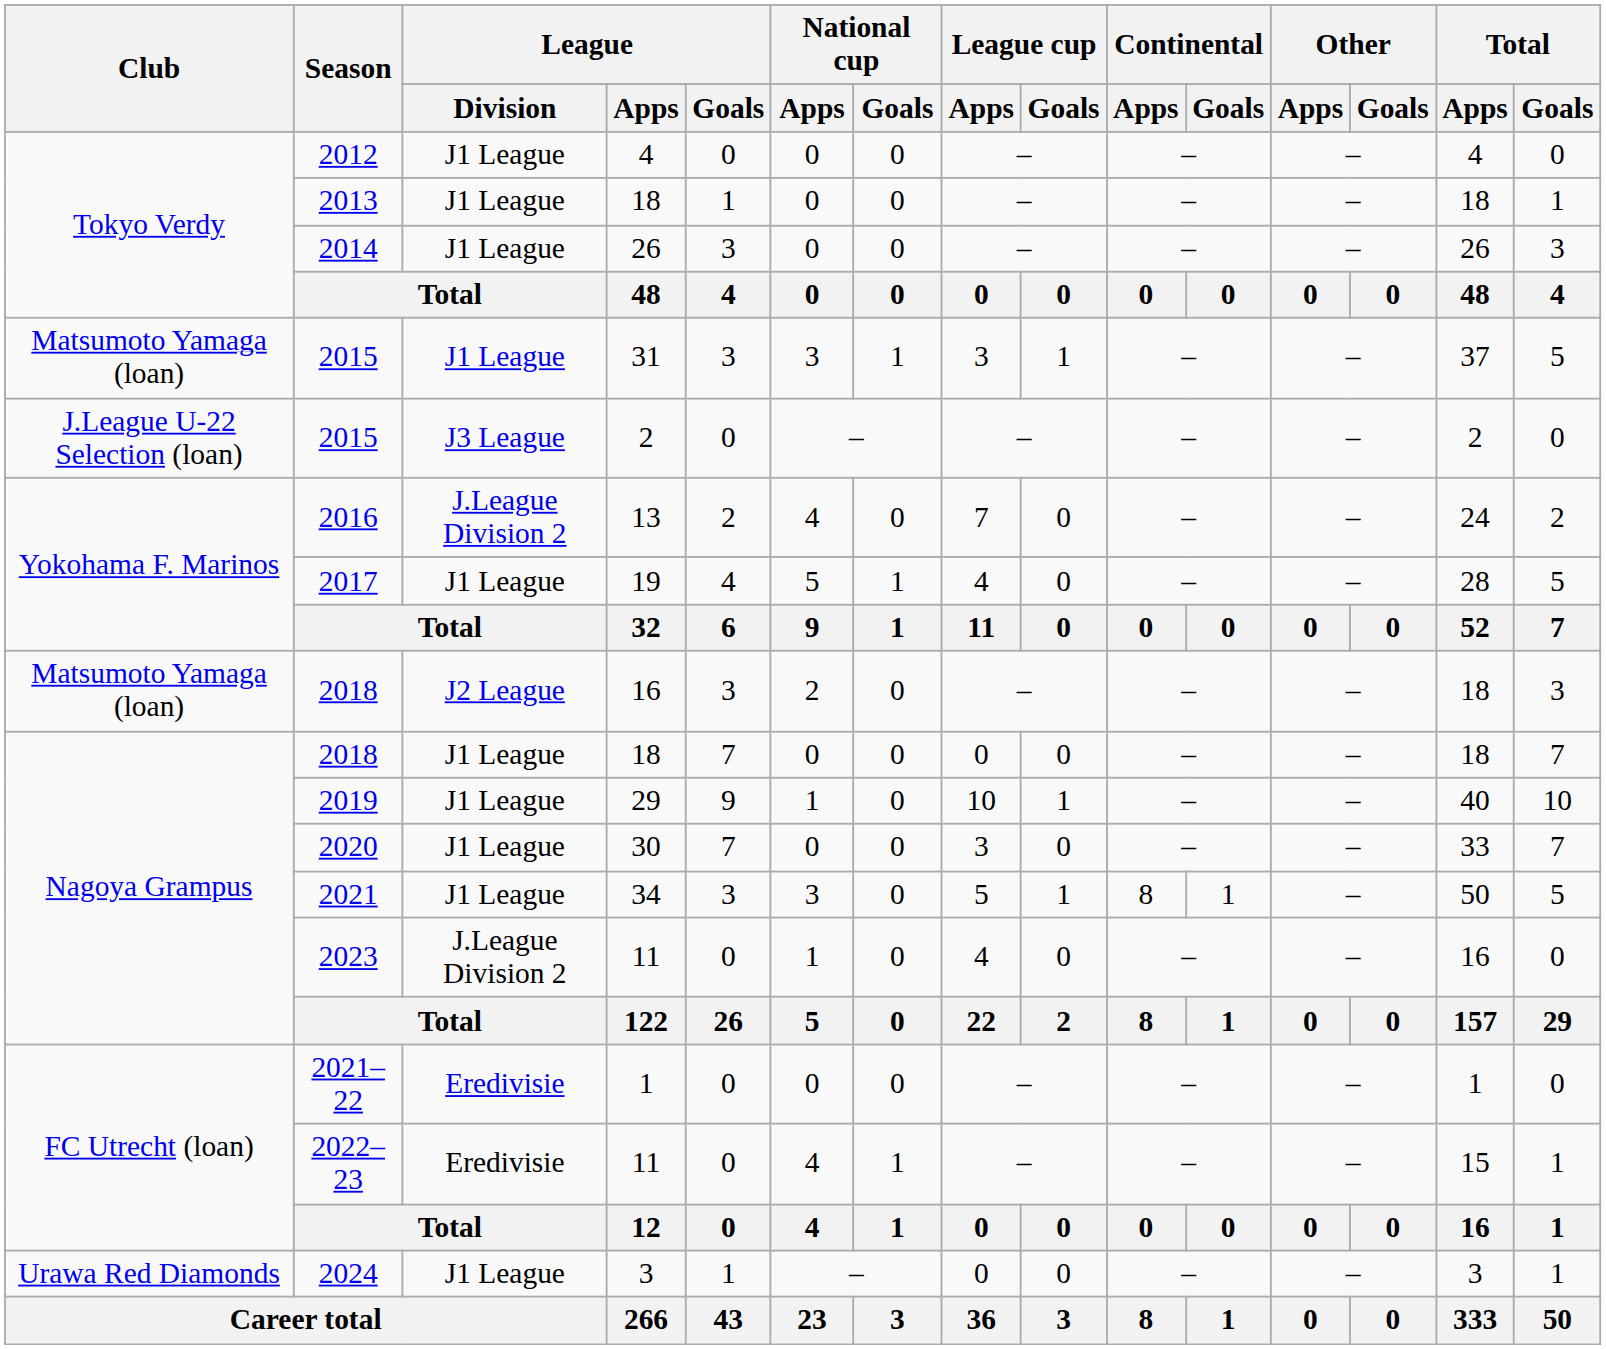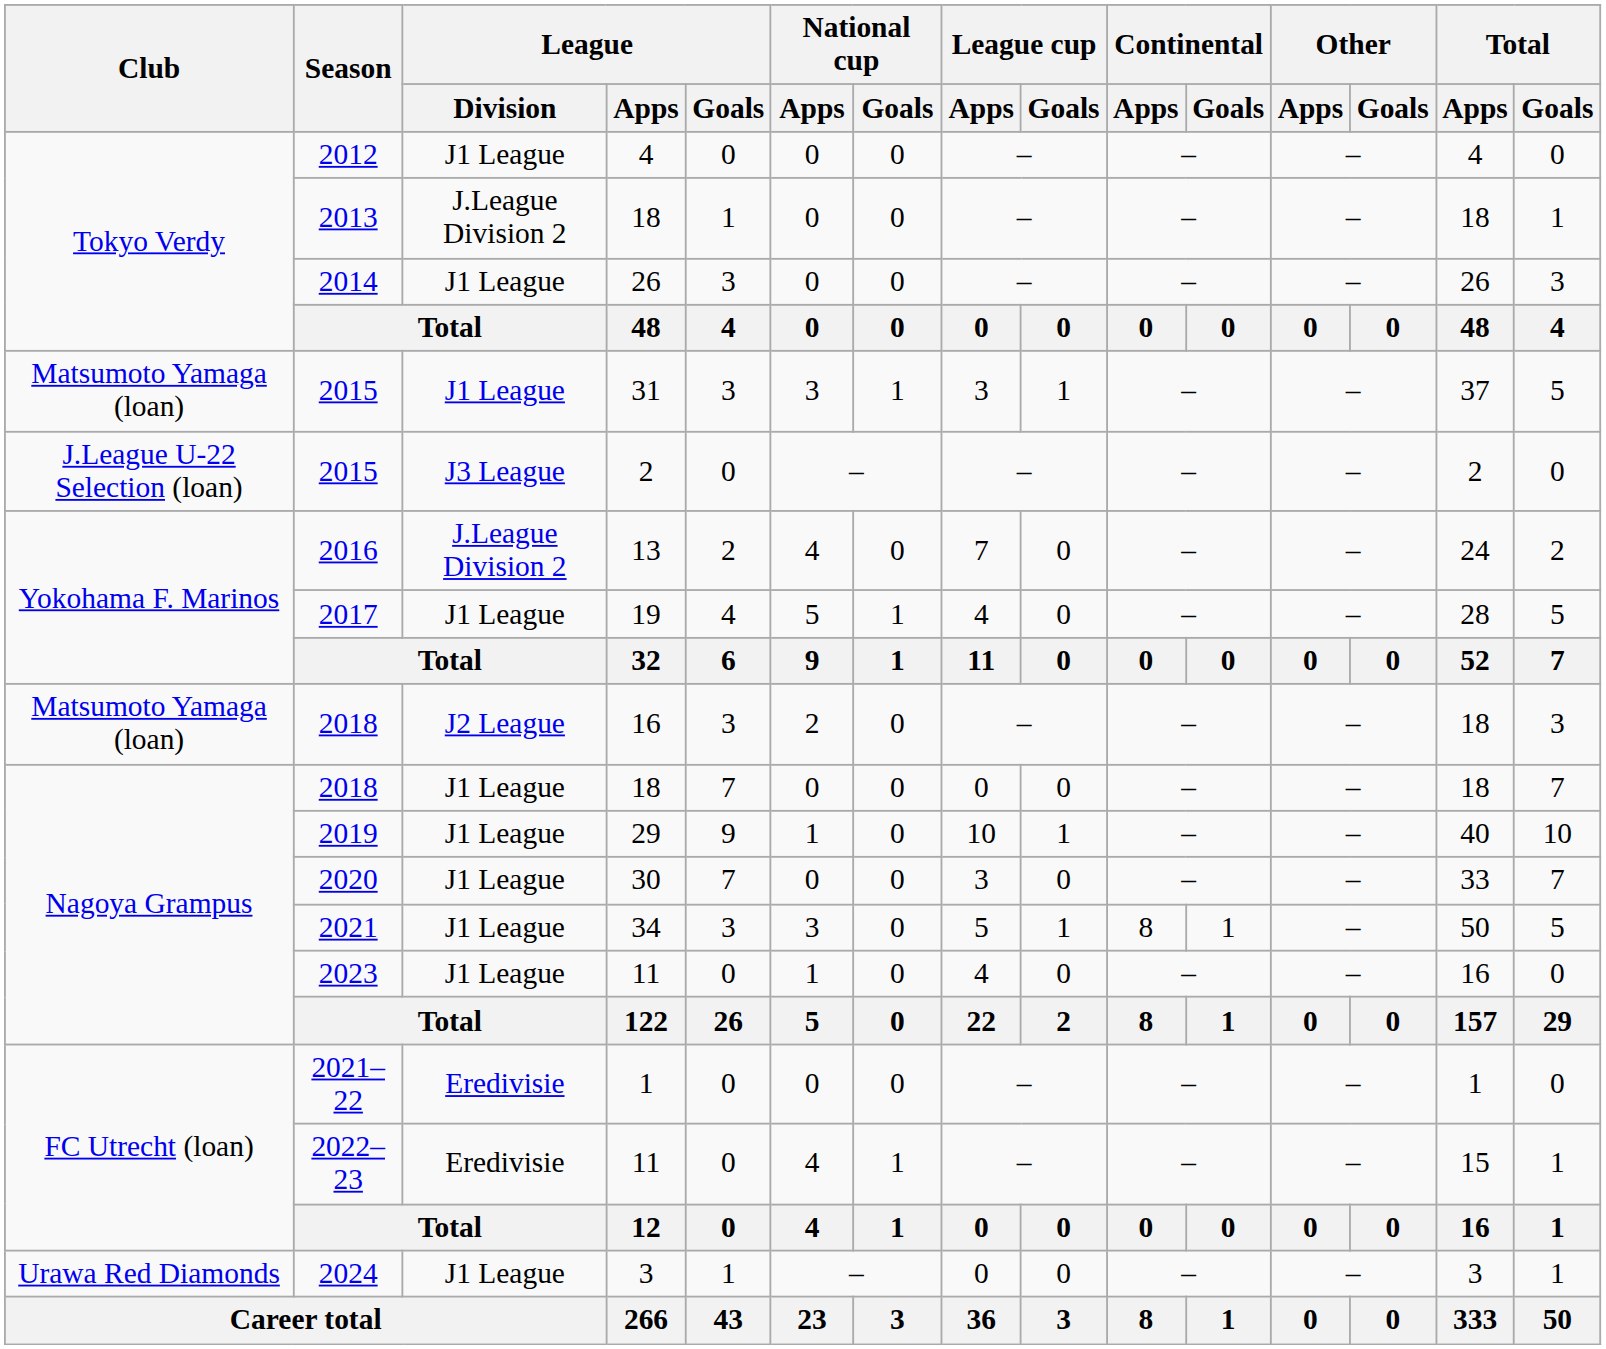(505, 201) J1 League -> (505, 217) J.League Division 2
(505, 957) J.League Division 2 -> (505, 973) J1 League
